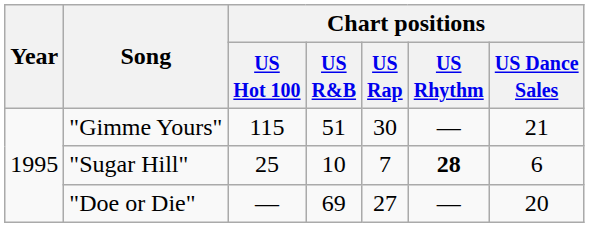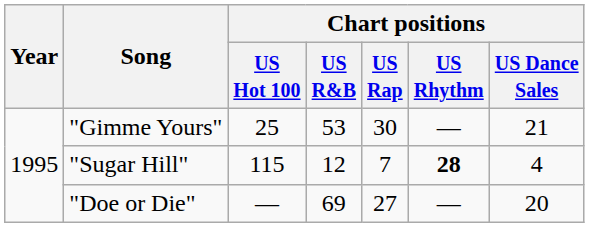(267, 126) 115 -> (267, 126) 25
(334, 126) 51 -> (334, 126) 53
(267, 164) 25 -> (267, 164) 115
(334, 164) 10 -> (334, 164) 12
(537, 164) 6 -> (537, 164) 4
